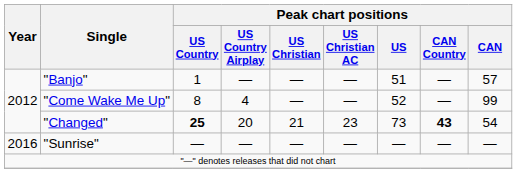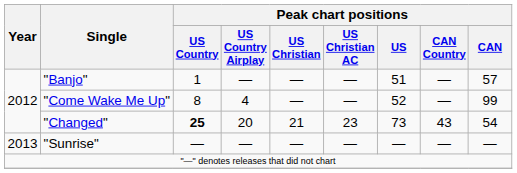(444, 122) bold -> (444, 122) normal
(22, 143) 2016 -> (22, 143) 2013
